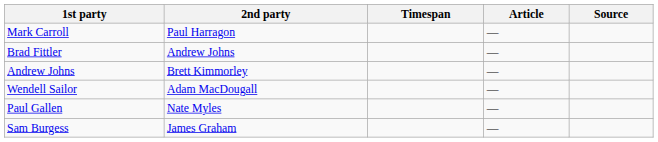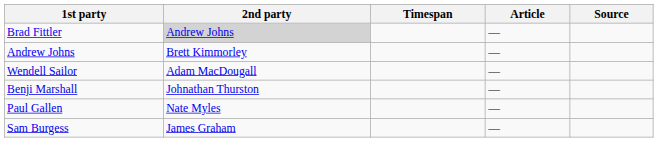- row: (38, 32)
(201, 51) no background -> (200, 32) lightgrey background
+ row: (42, 89)
